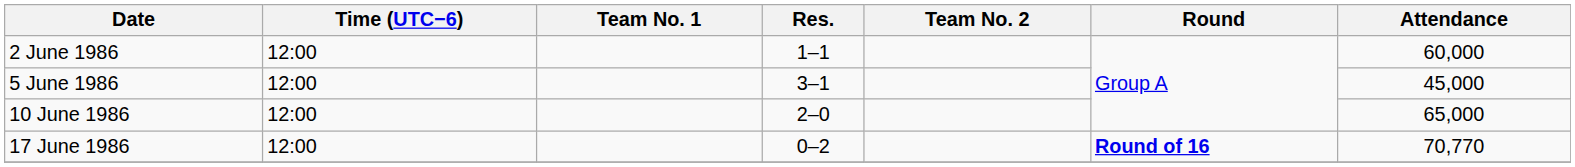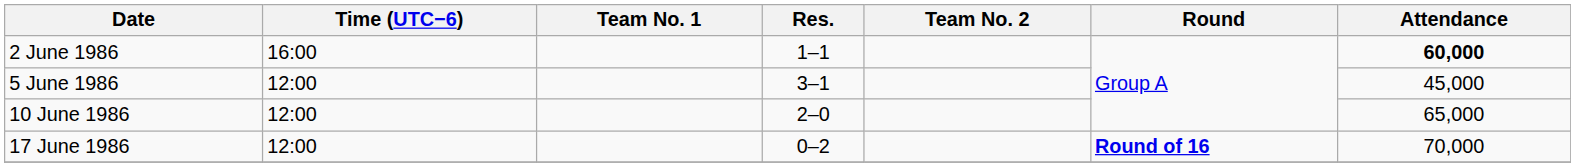(292, 51) 12:00 -> (292, 51) 16:00
(1454, 51) normal -> (1454, 51) bold
(1454, 146) 70,770 -> (1454, 146) 70,000
